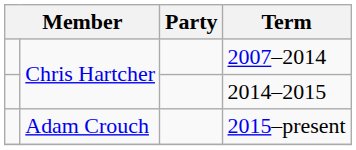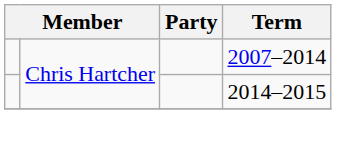- row: (287, 126)
